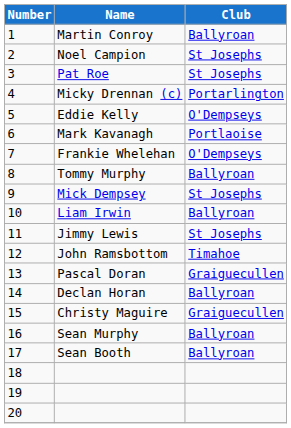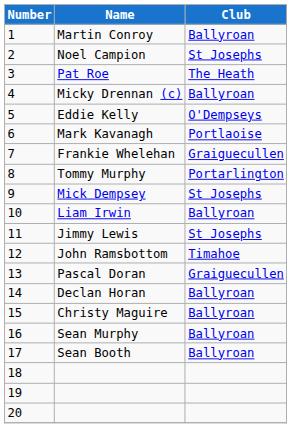(225, 74) St Josephs -> (221, 74) The Heath
(236, 94) Portarlington -> (221, 94) Ballyroan
(225, 154) O'Dempseys -> (236, 154) Graiguecullen
(221, 174) Ballyroan -> (236, 174) Portarlington
(236, 313) Graiguecullen -> (221, 313) Ballyroan
